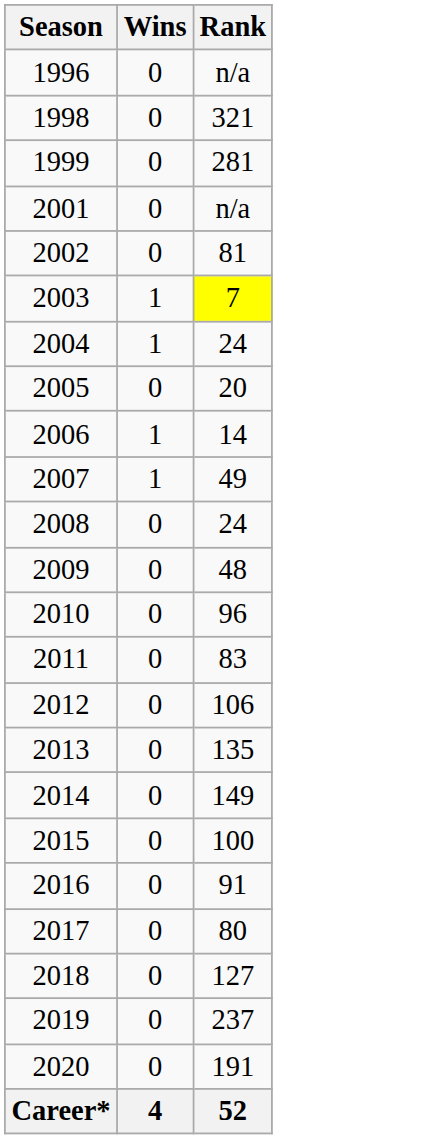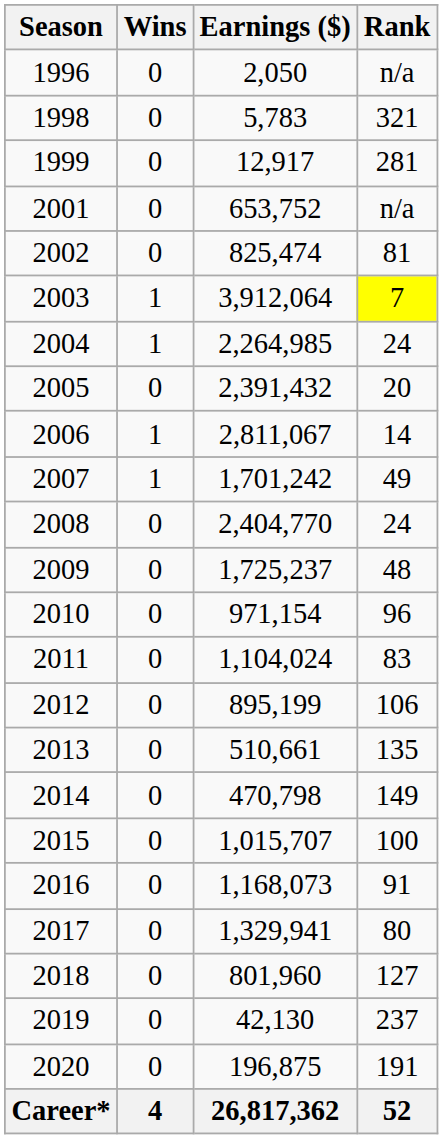+ column: (275, 27)
